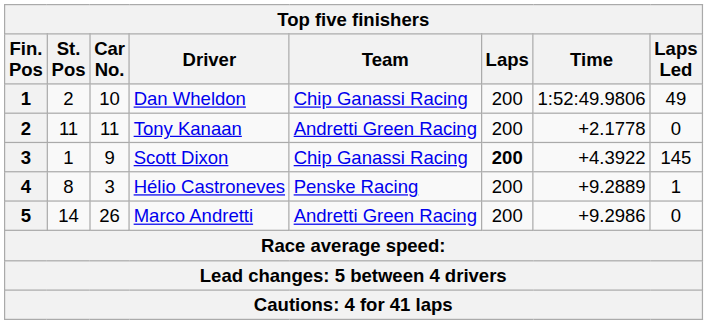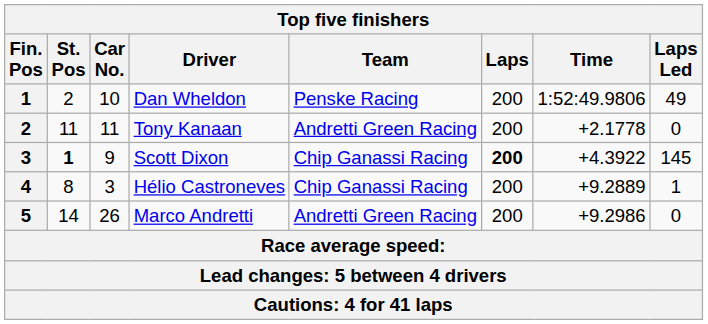(381, 99) Chip Ganassi Racing -> (356, 99) Penske Racing
(69, 158) normal -> (69, 158) bold
(356, 187) Penske Racing -> (381, 187) Chip Ganassi Racing
